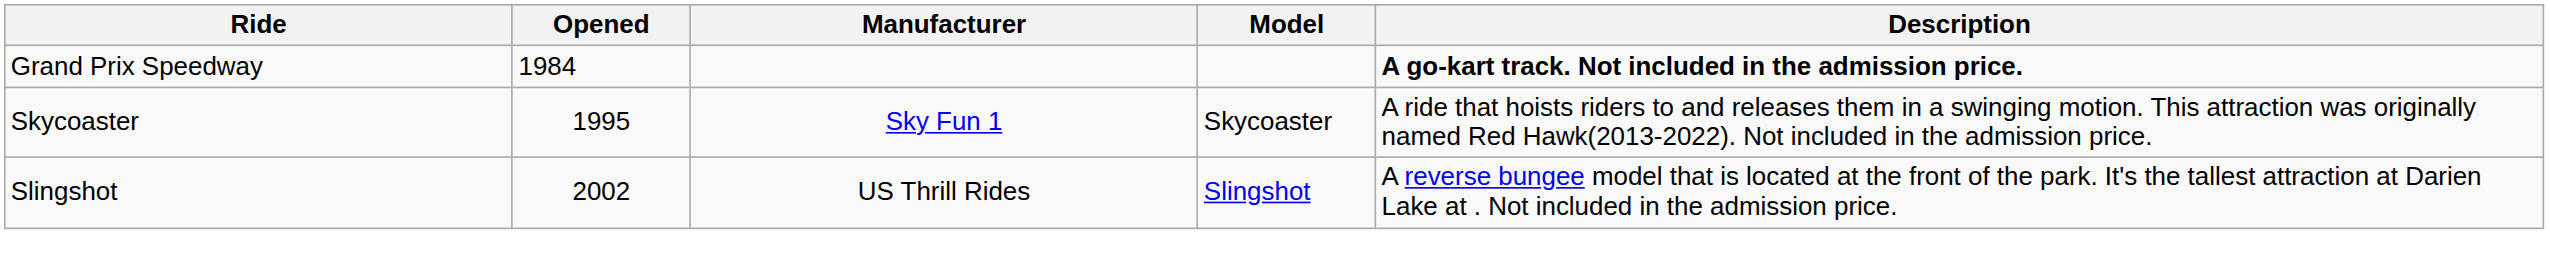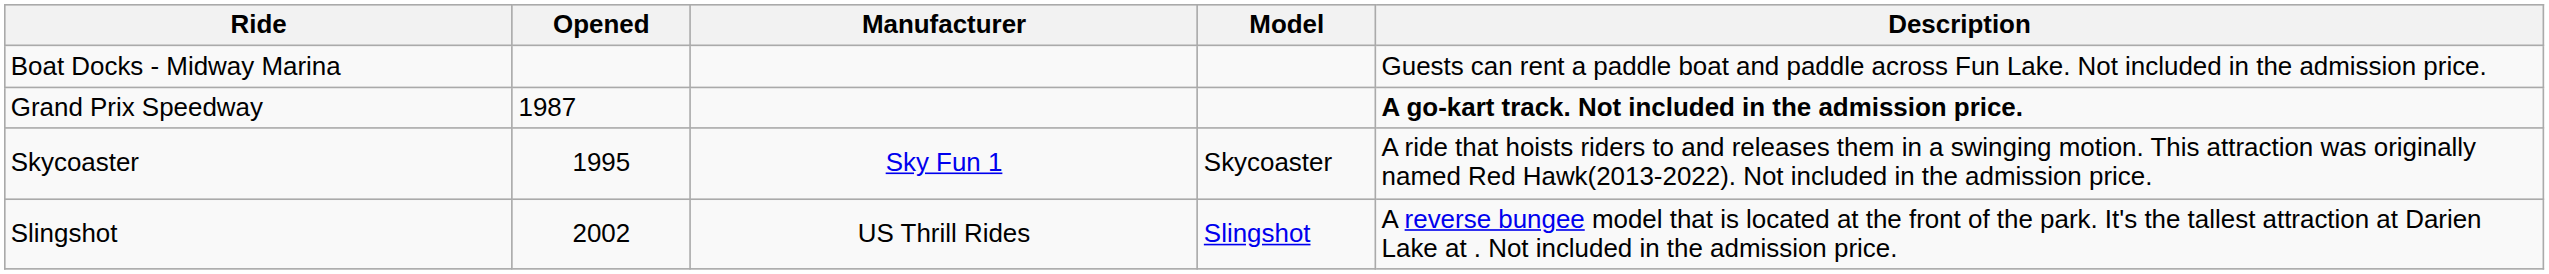+ row: (176, 66)
(547, 66) 1984 -> (547, 107) 1987
